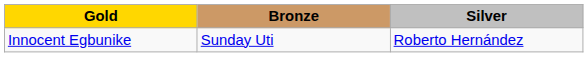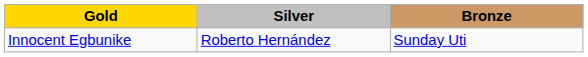columns swapped: (487, 16) <-> (294, 16)
